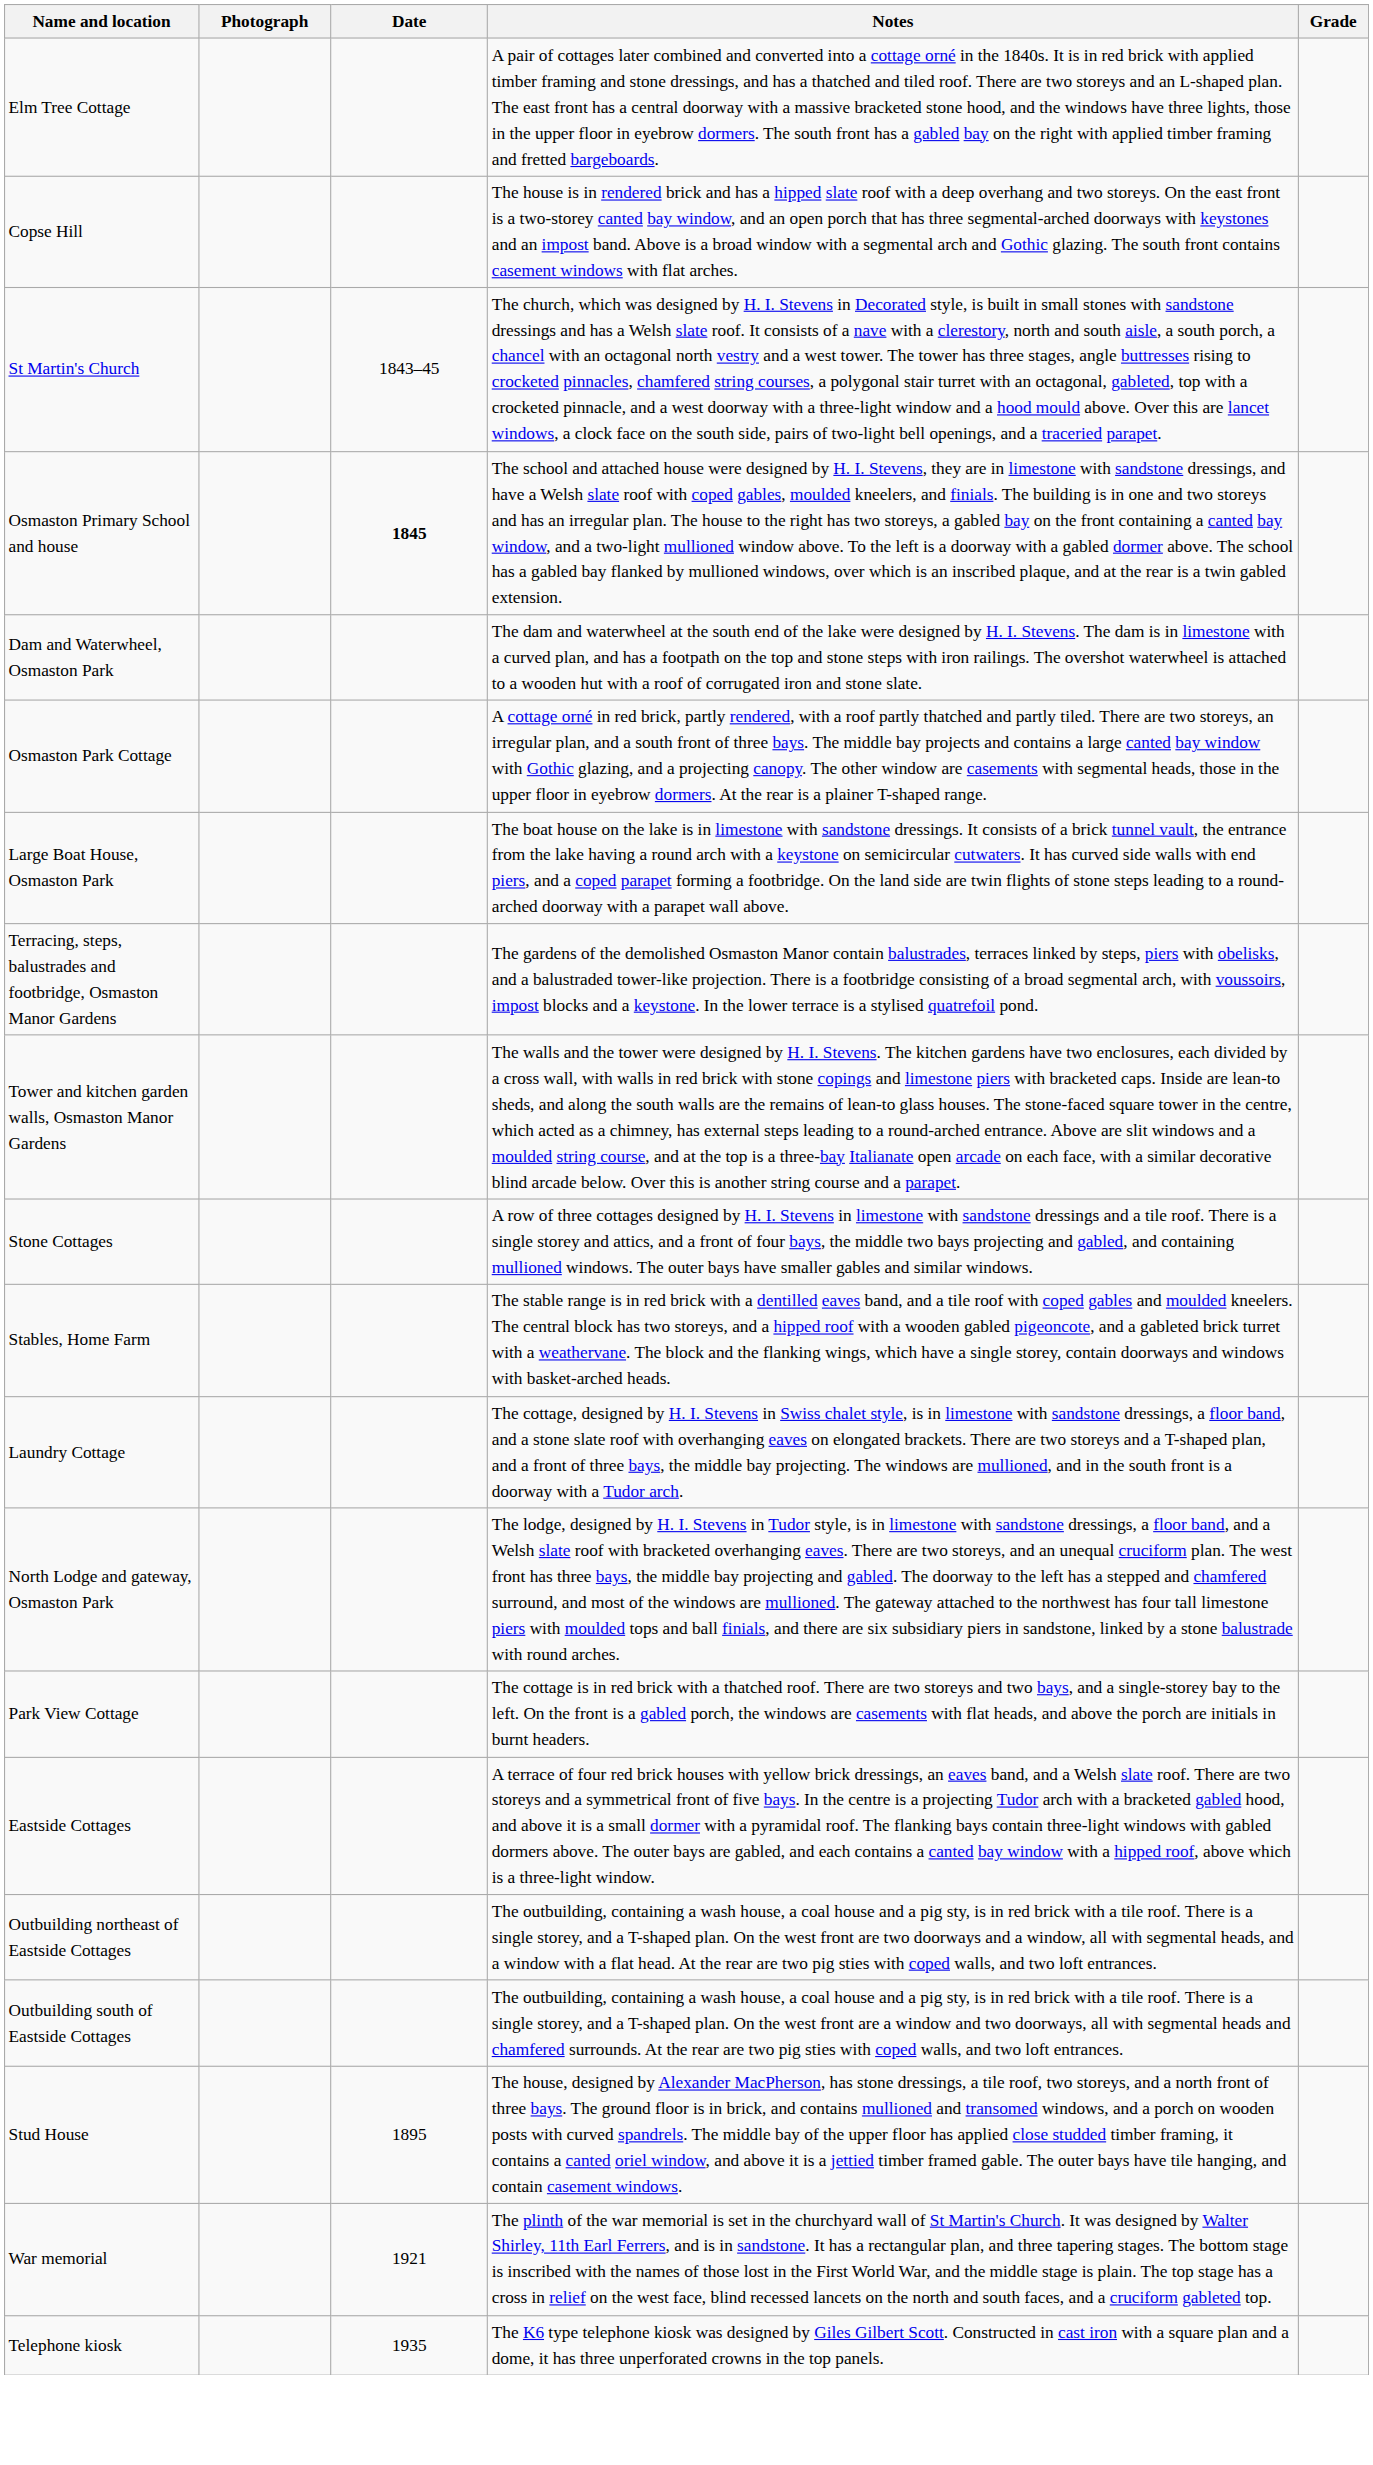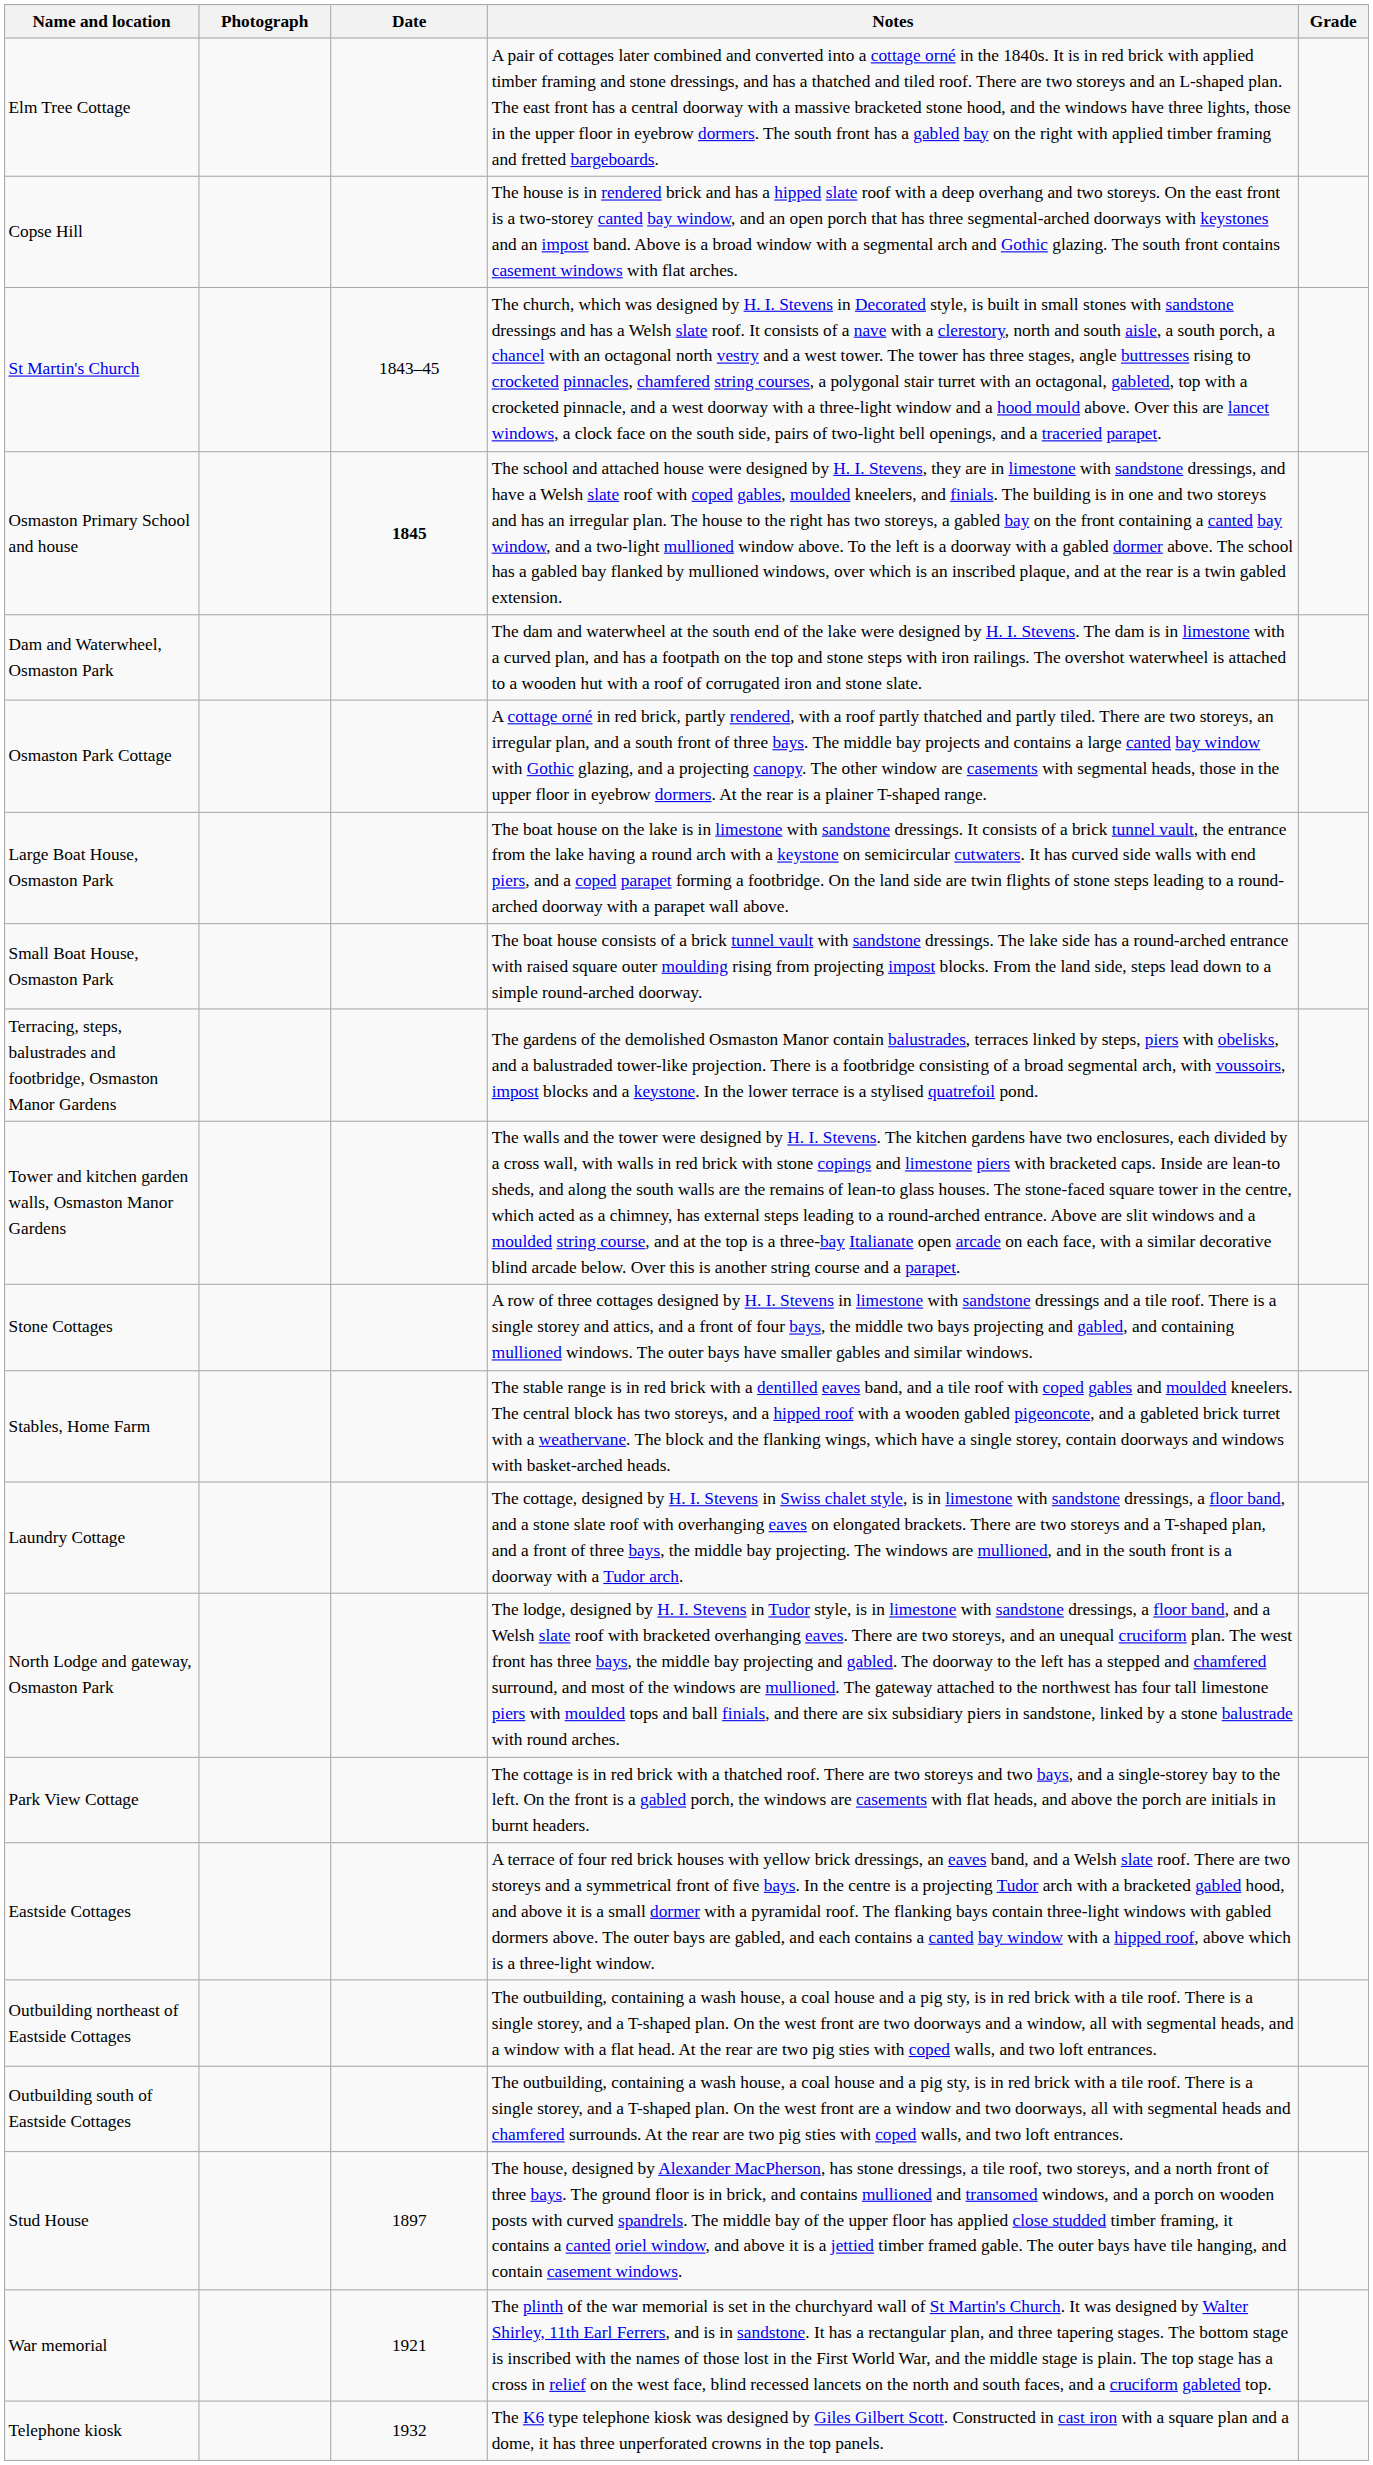+ row: (74, 966)
(409, 2134) 1895 -> (409, 2220) 1897
(409, 2345) 1935 -> (409, 2430) 1932
